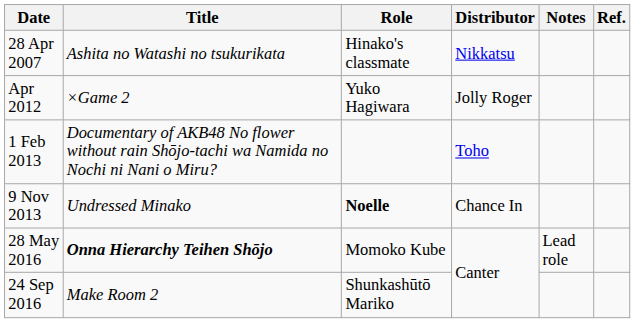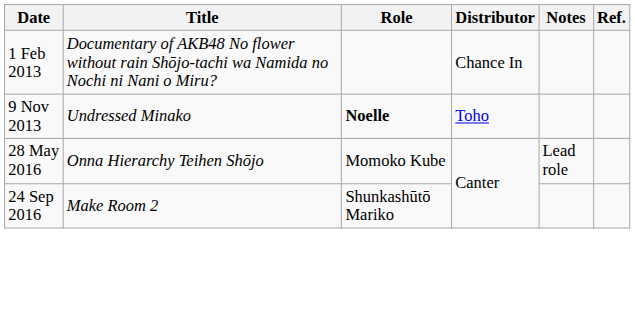- row: (31, 52)
- row: (25, 97)
(472, 151) Toho -> (489, 62) Chance In
(489, 205) Chance In -> (472, 116) Toho
(170, 250) bold -> (165, 160) normal
